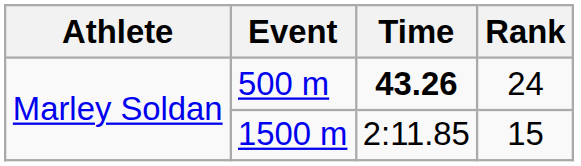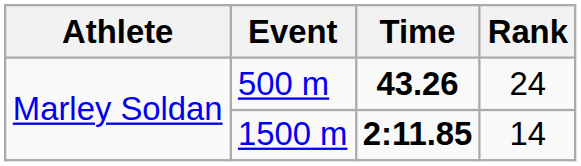(416, 135) normal -> (418, 135) bold
(525, 135) 15 -> (528, 135) 14
